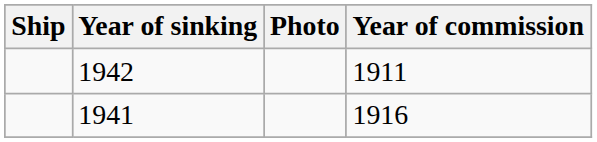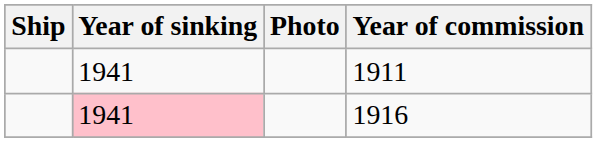(106, 70) 1942 -> (106, 70) 1941
(106, 114) no background -> (106, 114) pink background
